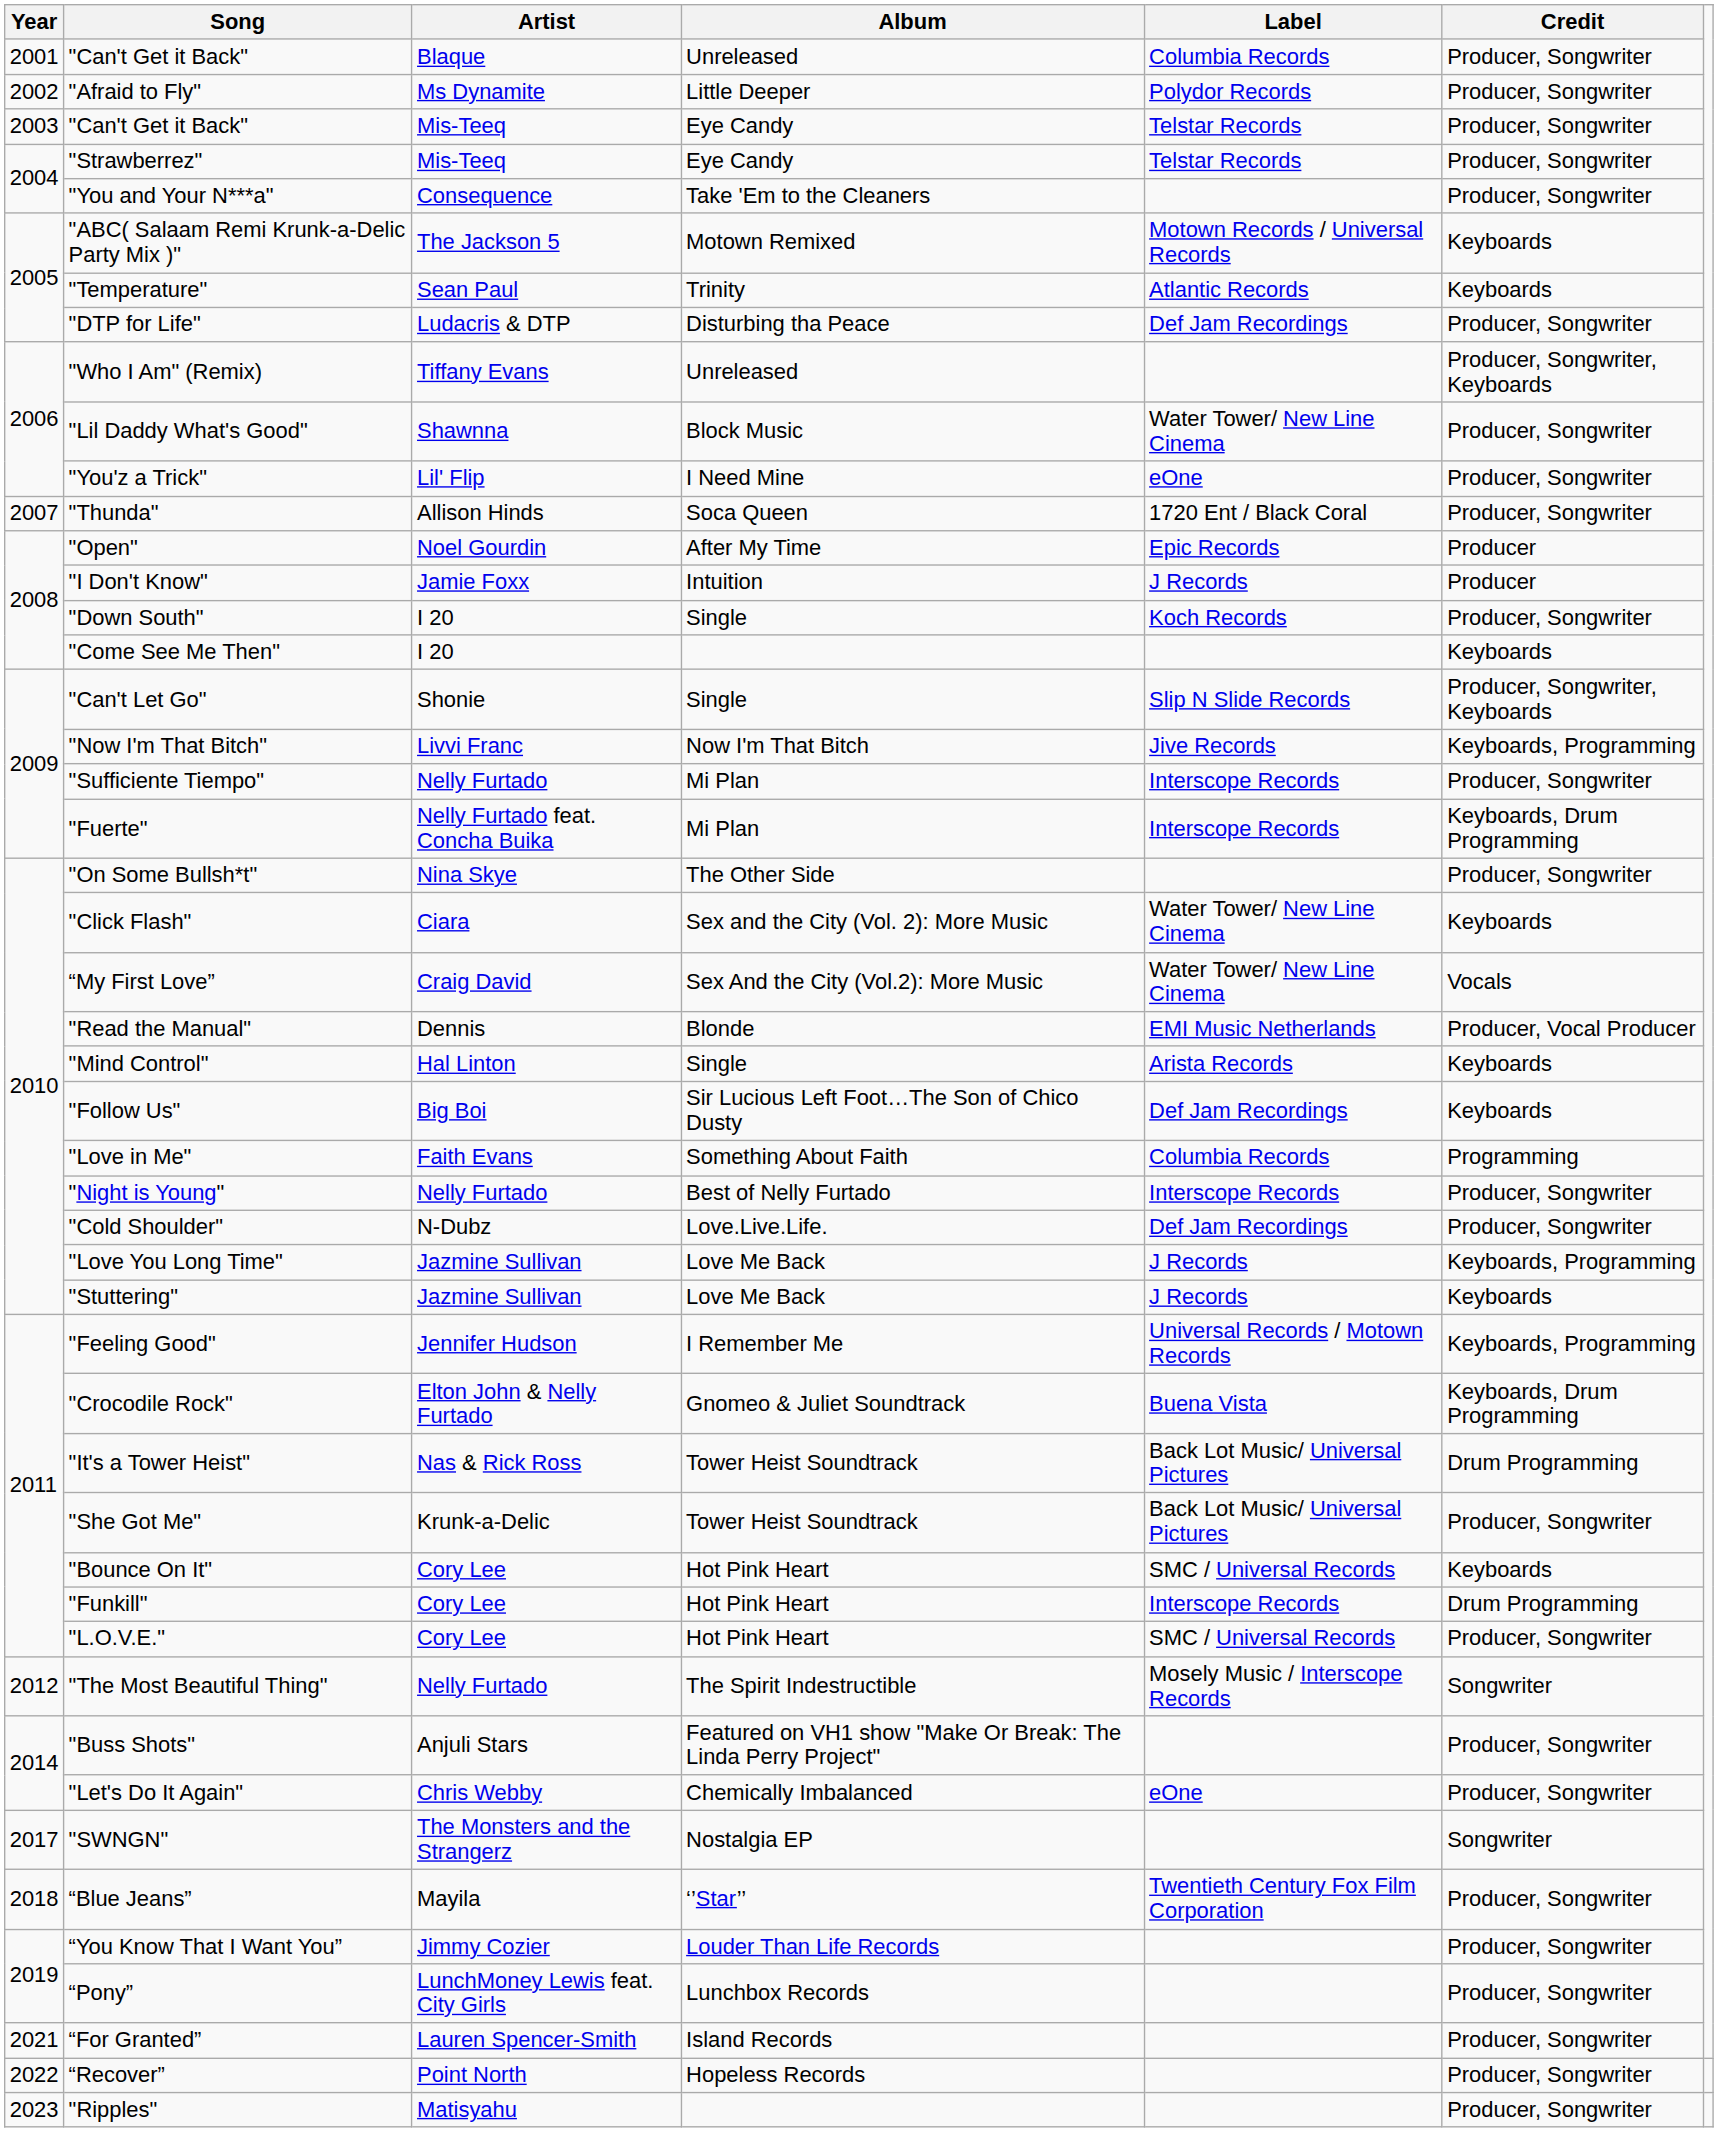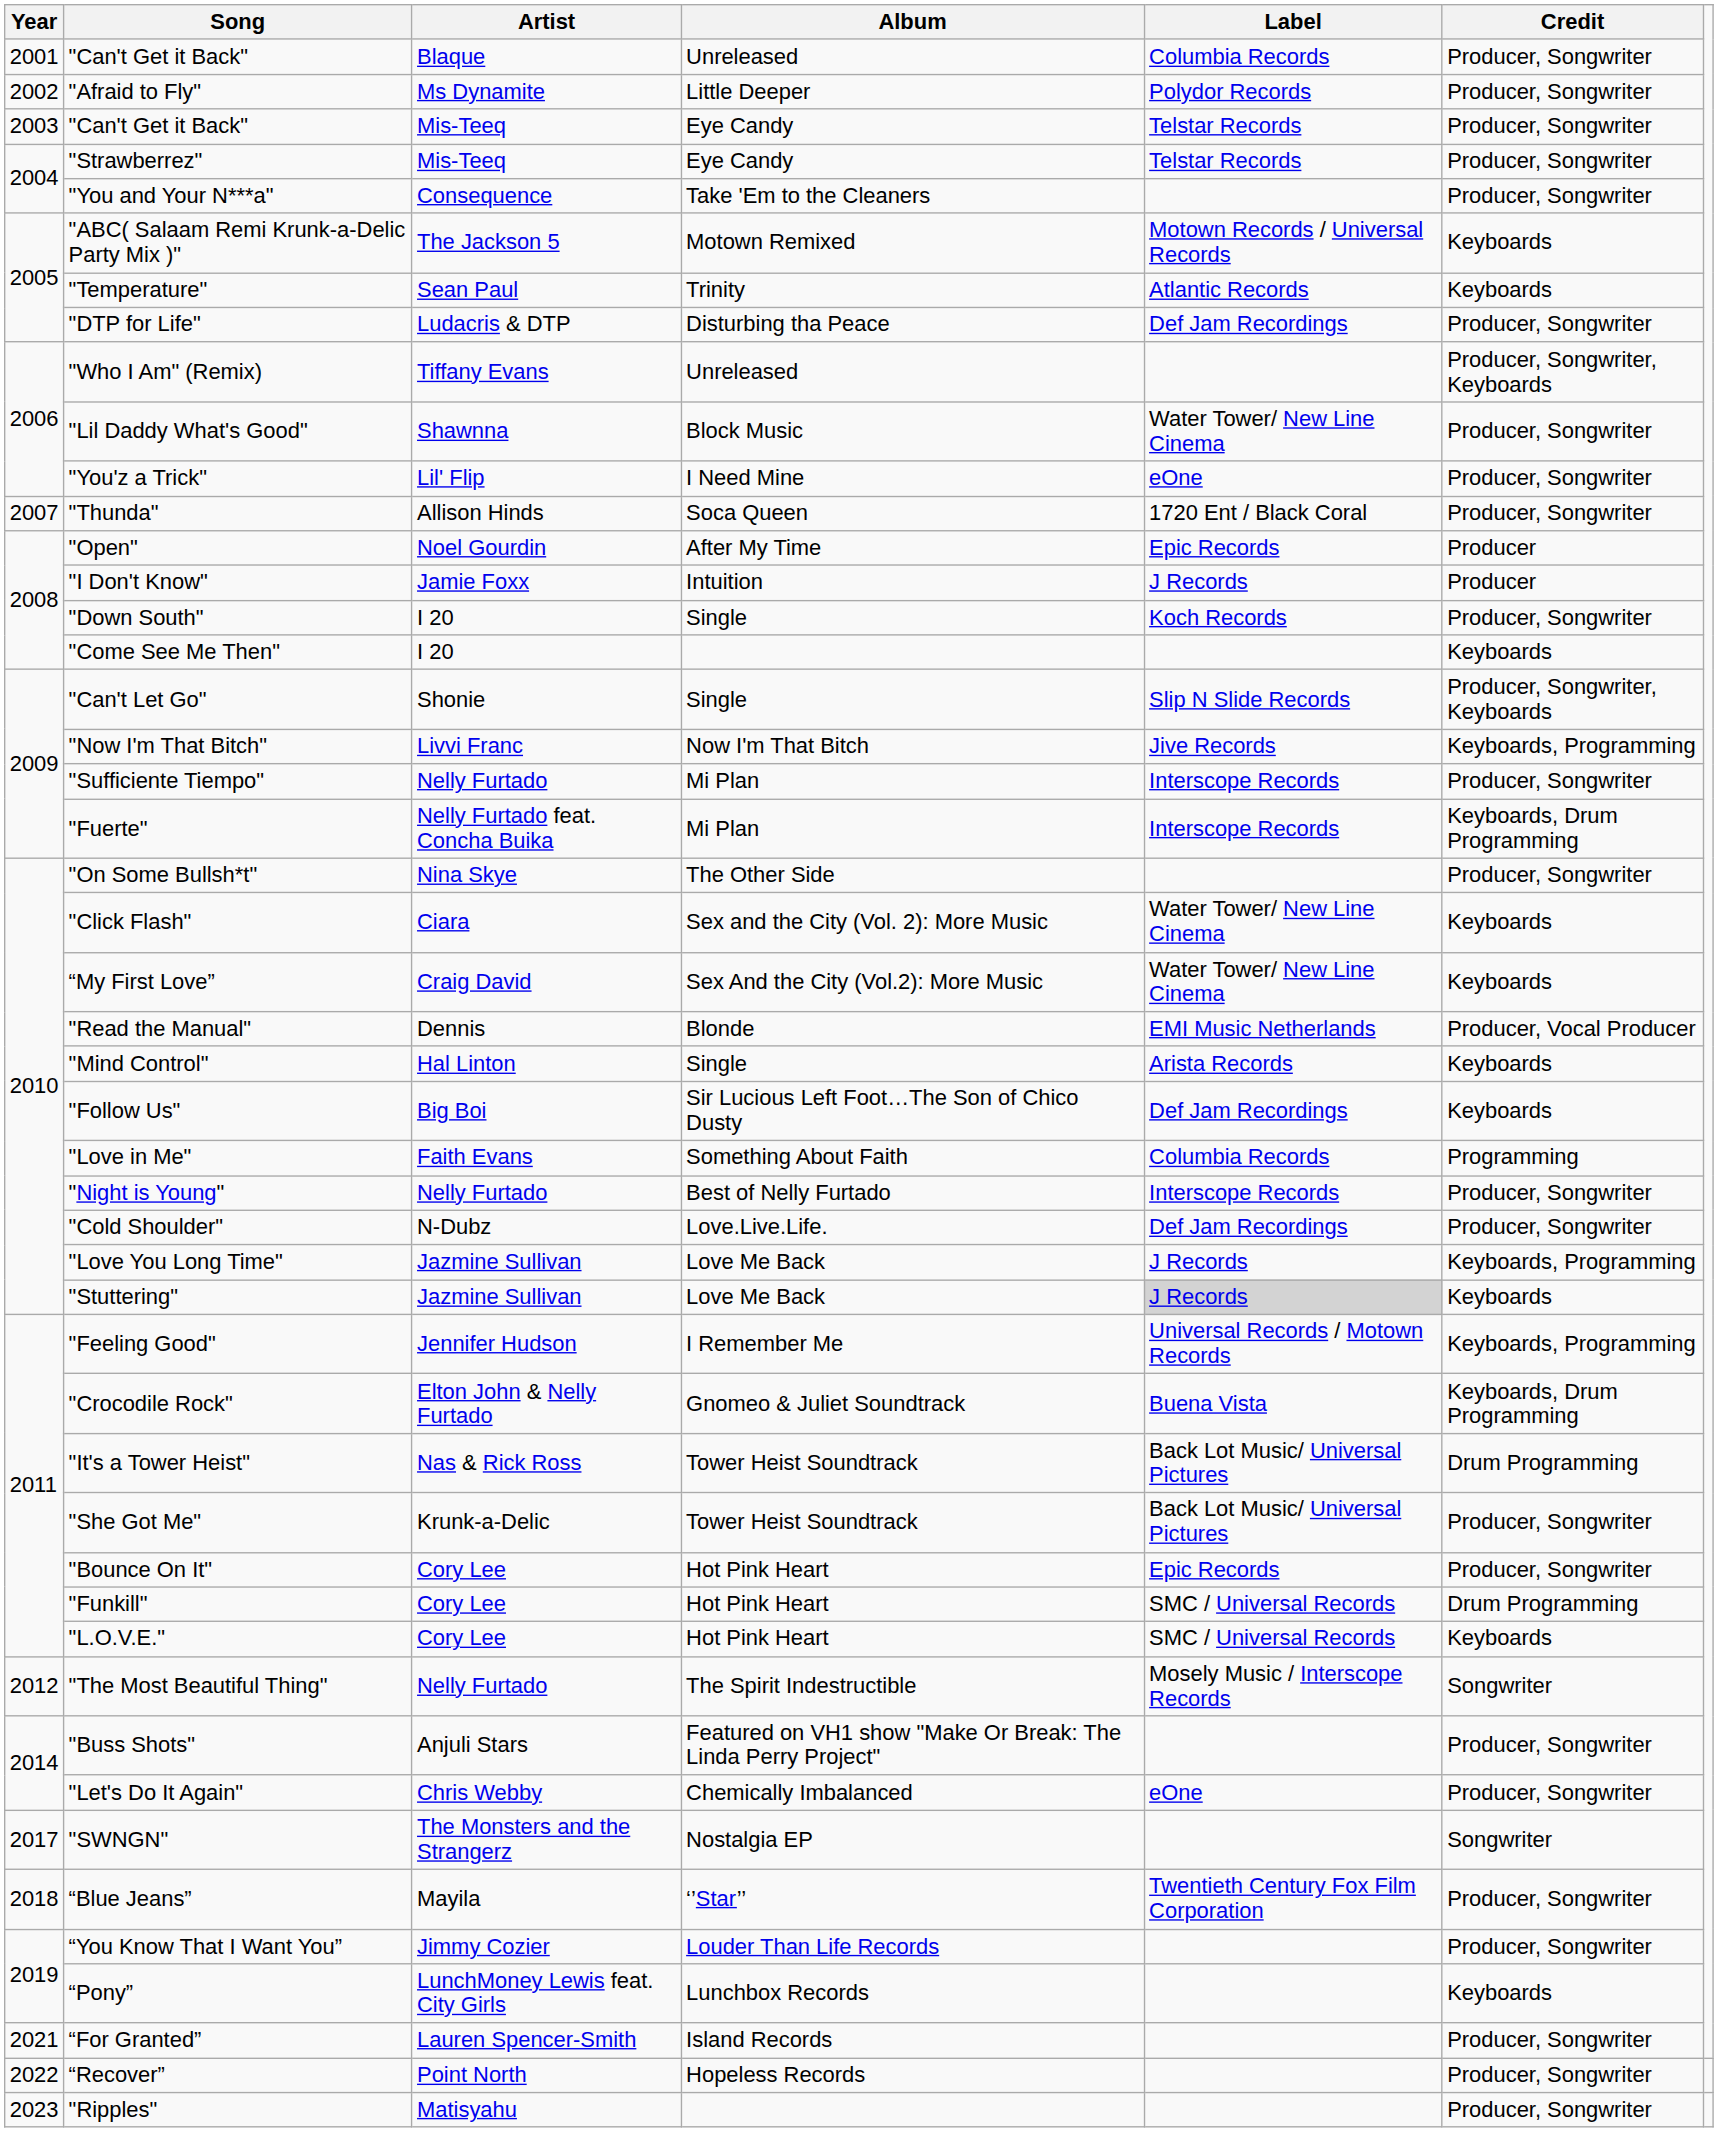(1479, 981) Vocals -> (1500, 981) Keyboards
(1198, 1296) no background -> (1198, 1296) lightgrey background
(1272, 1569) SMC / Universal Records -> (1214, 1569) Epic Records
(1500, 1569) Keyboards -> (1550, 1569) Producer, Songwriter
(1244, 1604) Interscope Records -> (1272, 1604) SMC / Universal Records
(1550, 1638) Producer, Songwriter -> (1500, 1638) Keyboards
(1550, 1993) Producer, Songwriter -> (1500, 1993) Keyboards
